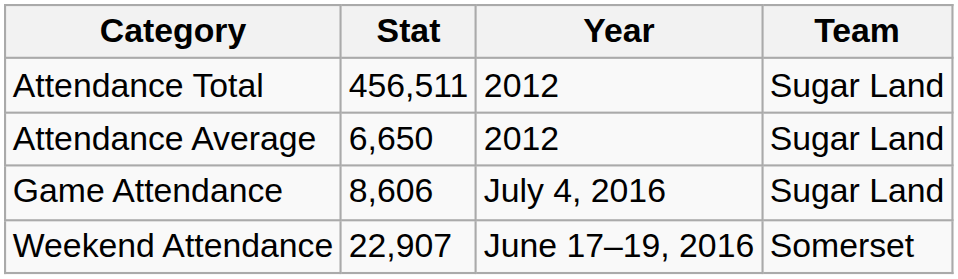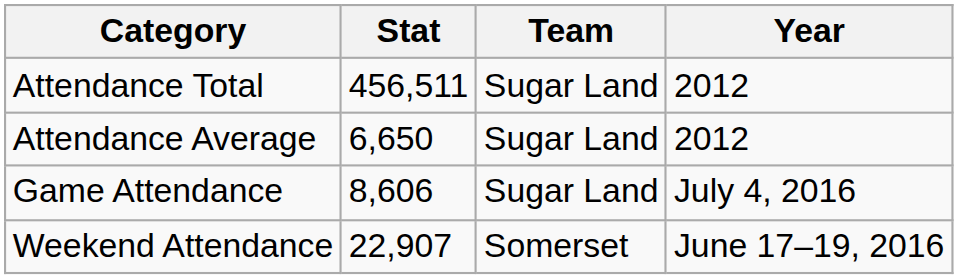columns swapped: (857, 31) <-> (619, 31)
